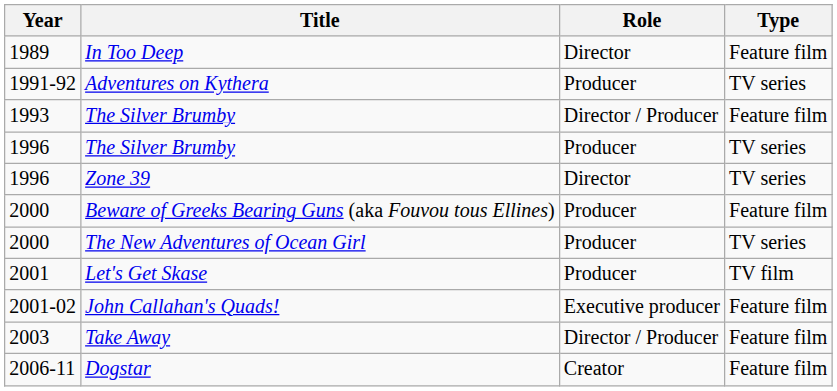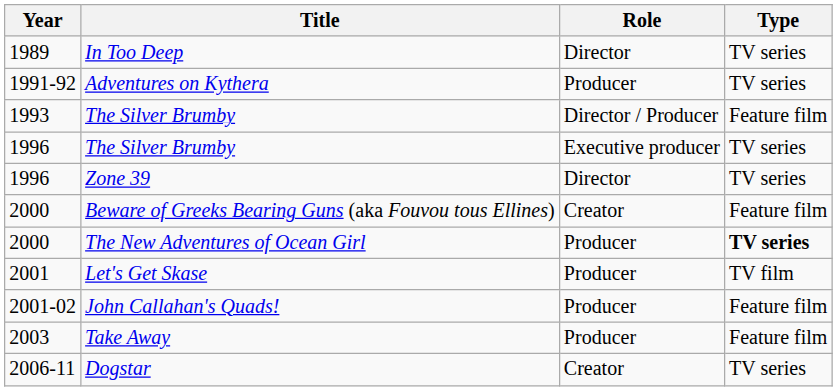(778, 52) Feature film -> (768, 52) TV series
(600, 147) Producer -> (642, 147) Executive producer
(600, 210) Producer -> (594, 210) Creator
(768, 242) normal -> (769, 242) bold
(642, 305) Executive producer -> (600, 305) Producer
(641, 337) Director / Producer -> (600, 337) Producer
(778, 369) Feature film -> (768, 369) TV series
